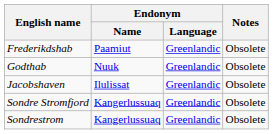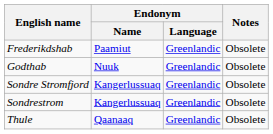- row: (36, 84)
+ row: (20, 119)
